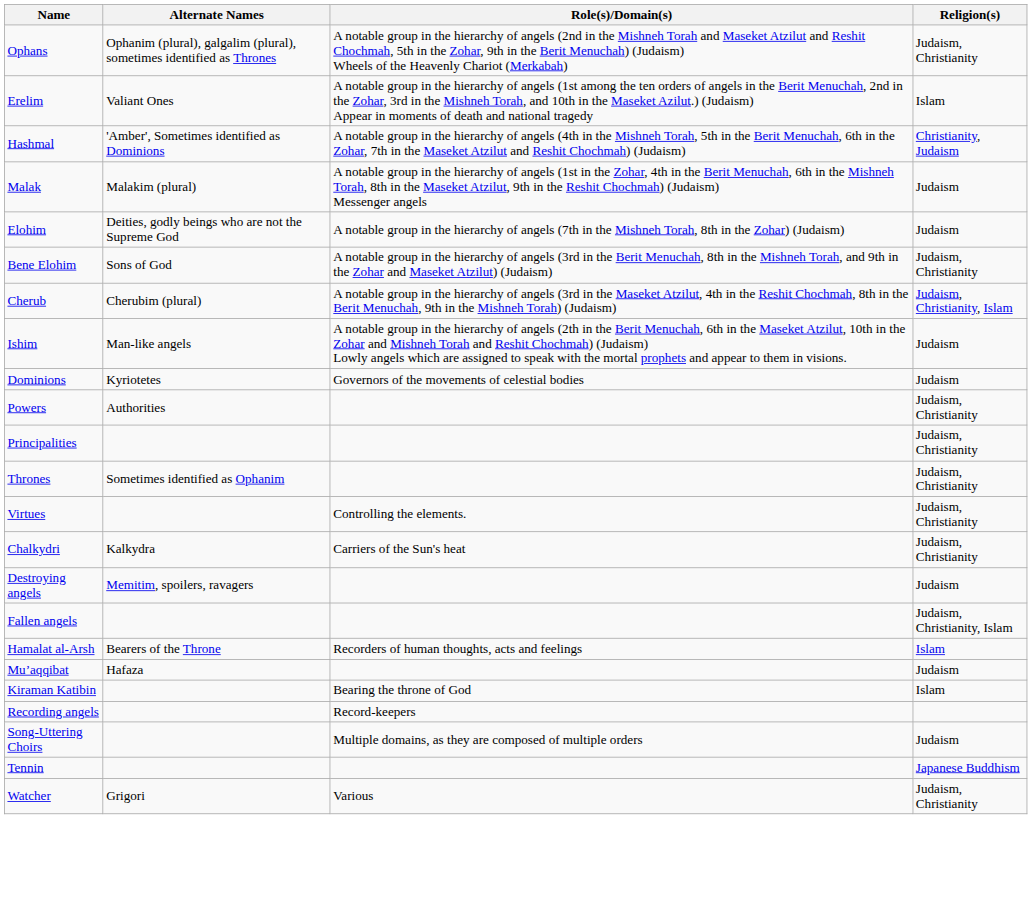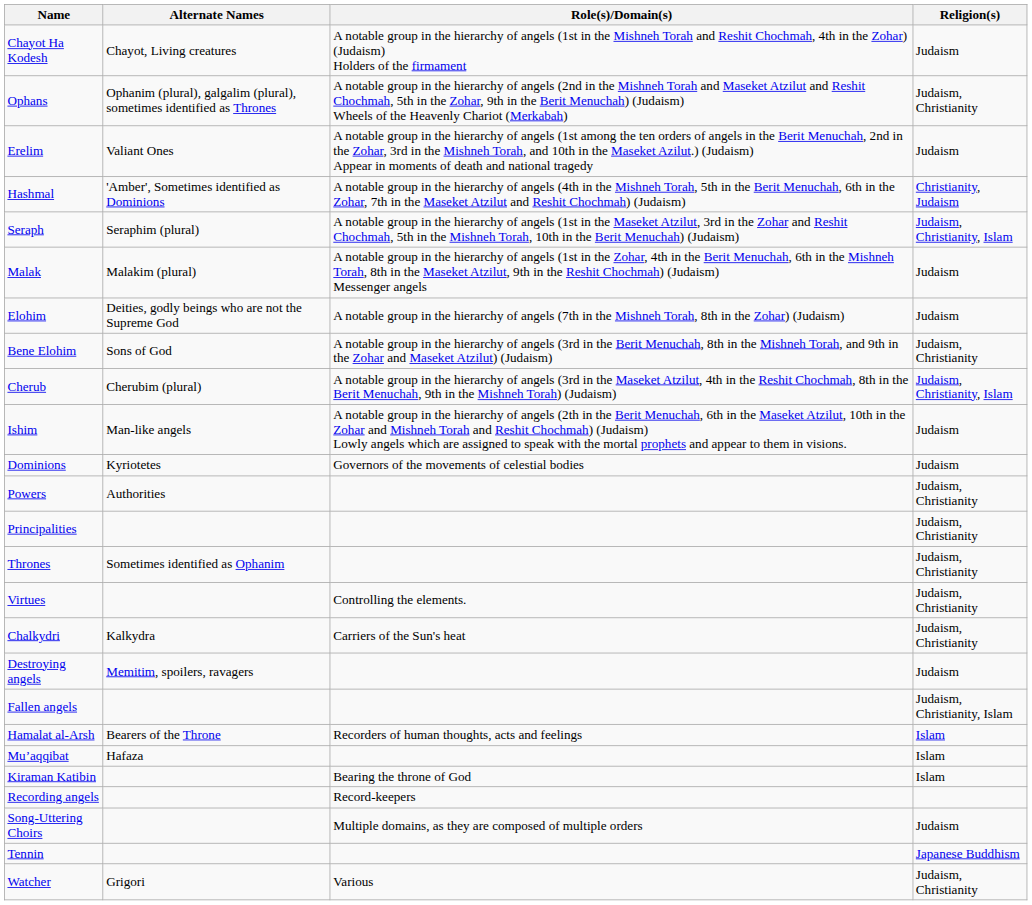+ row: (36, 50)
(930, 100) Islam -> (937, 151) Judaism
+ row: (26, 229)
(937, 669) Judaism -> (930, 755) Islam
